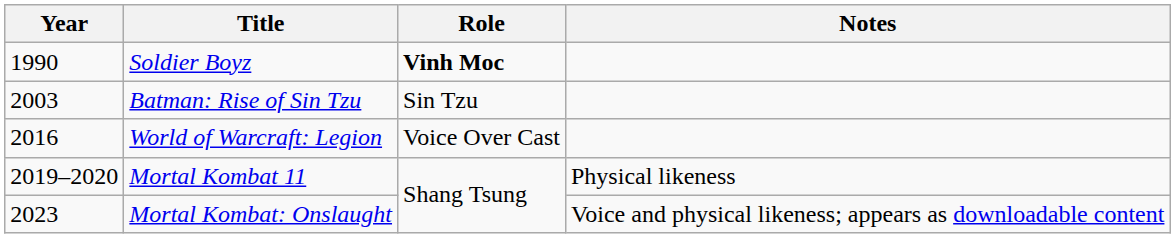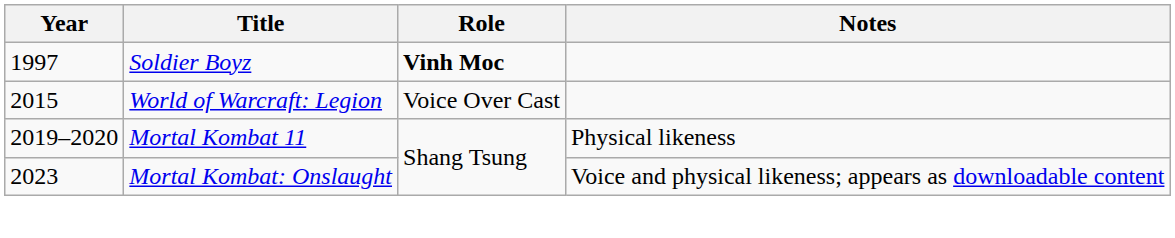(34, 61) 1990 -> (34, 61) 1997
- row: (245, 99)
(34, 137) 2016 -> (34, 99) 2015
